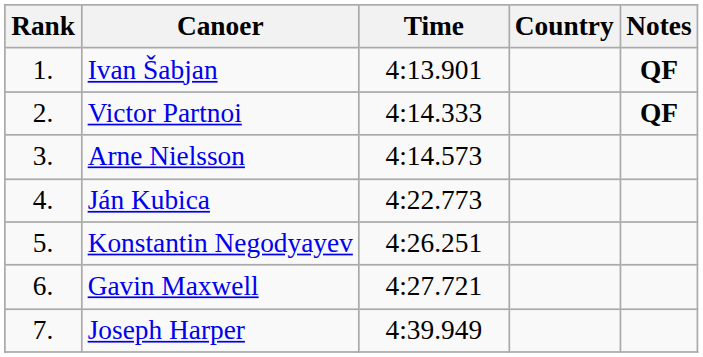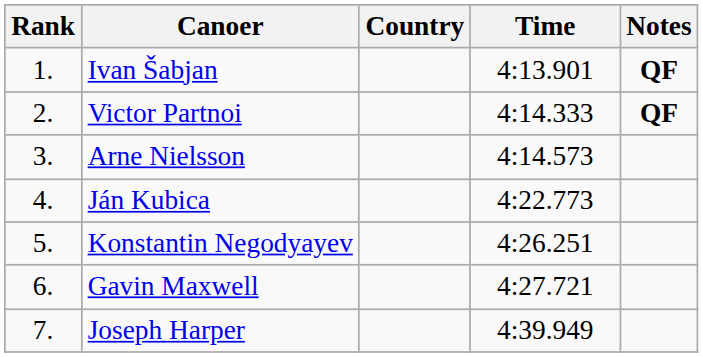columns swapped: (564, 26) <-> (434, 26)
